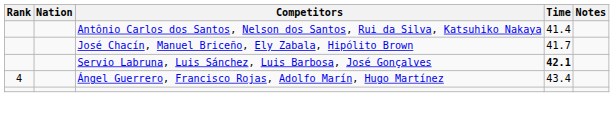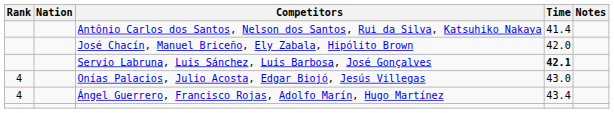(559, 46) 41.7 -> (559, 46) 42.0
+ row: (252, 79)
